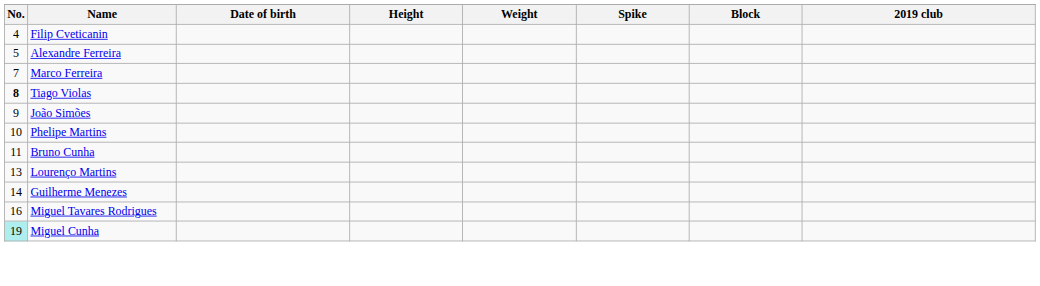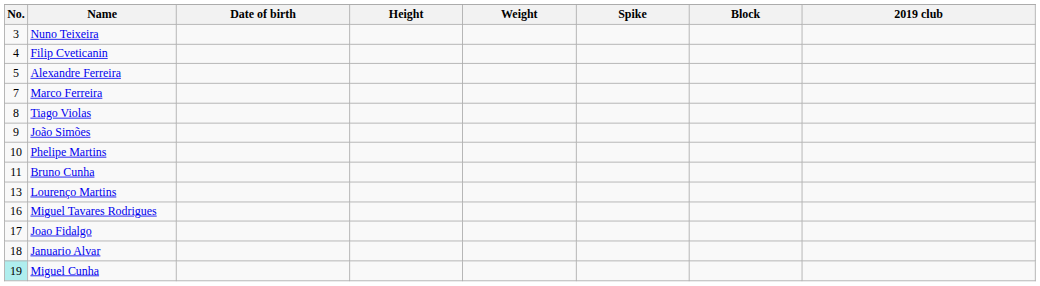+ row: (65, 34)
(16, 93) bold -> (16, 113) normal
- row: (79, 192)
+ row: (61, 231)
+ row: (65, 251)
